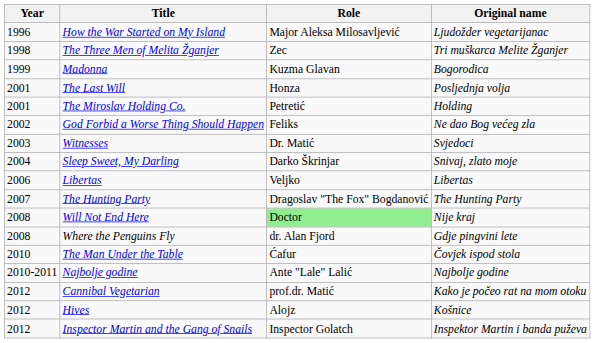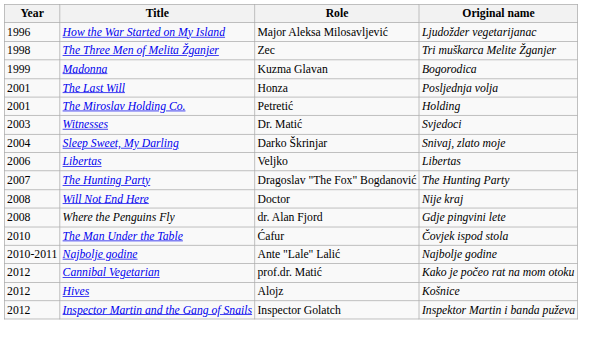- row: (163, 124)
(286, 217) lightgreen background -> (274, 198) no background
